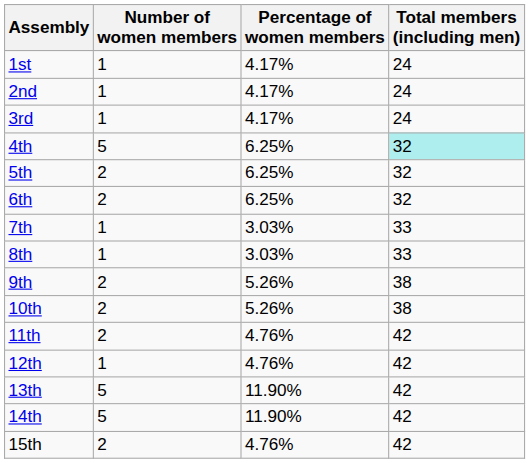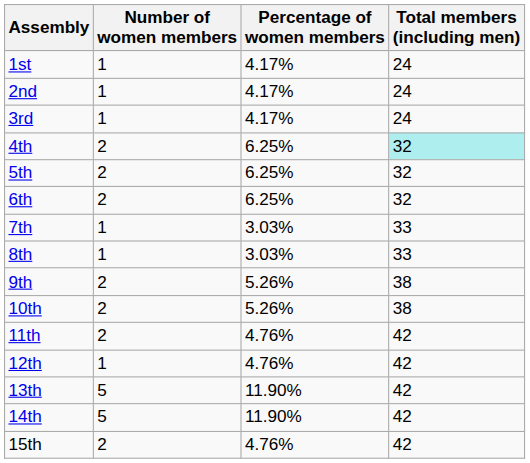(102, 145) 5 -> (102, 145) 2
